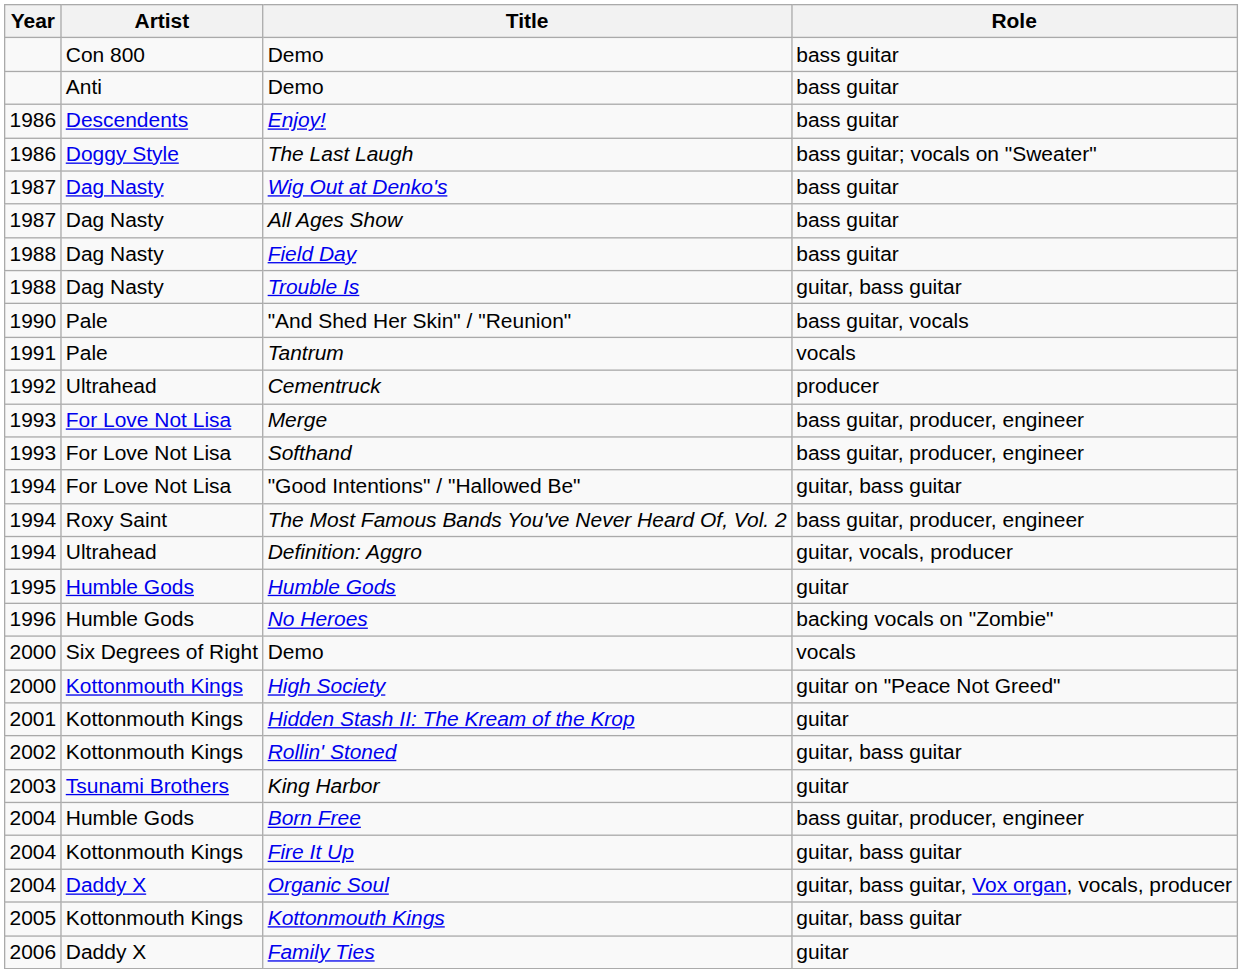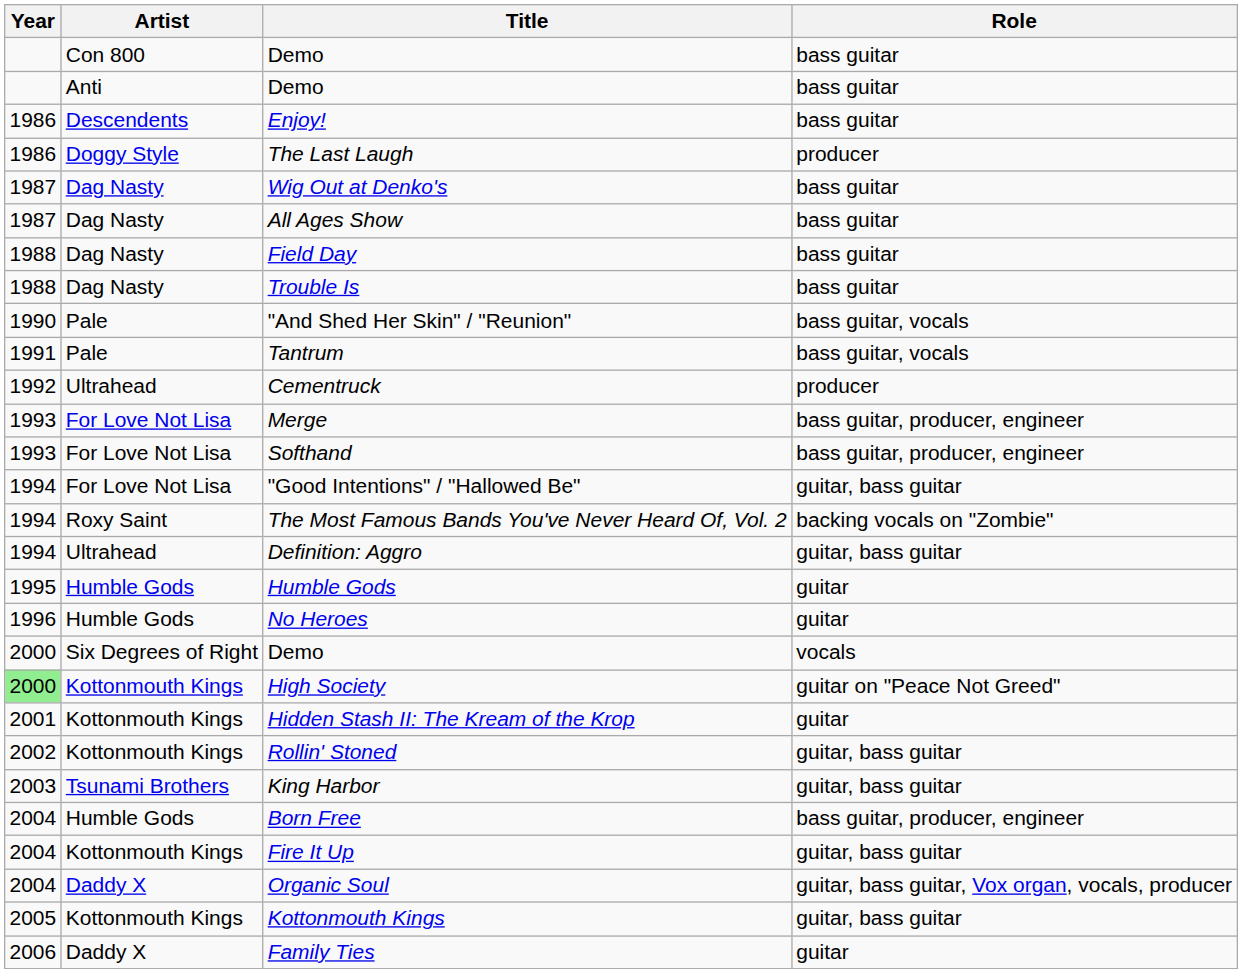(946, 154) bass guitar; vocals on "Sweater" -> (838, 154) producer
(879, 287) guitar, bass guitar -> (848, 287) bass guitar
(826, 353) vocals -> (882, 353) bass guitar, vocals
(940, 519) bass guitar, producer, engineer -> (925, 519) backing vocals on "Zombie"
(905, 552) guitar, vocals, producer -> (879, 552) guitar, bass guitar
(925, 619) backing vocals on "Zombie" -> (822, 619) guitar
(33, 685) no background -> (33, 685) lightgreen background
(822, 785) guitar -> (879, 785) guitar, bass guitar
